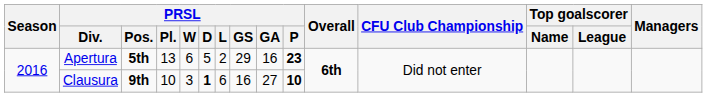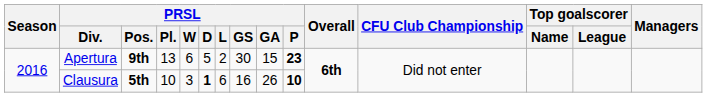(139, 59) 5th -> (139, 59) 9th
(243, 59) 29 -> (243, 59) 30
(270, 59) 16 -> (270, 59) 15
(139, 80) 9th -> (139, 80) 5th
(270, 80) 27 -> (270, 80) 26
